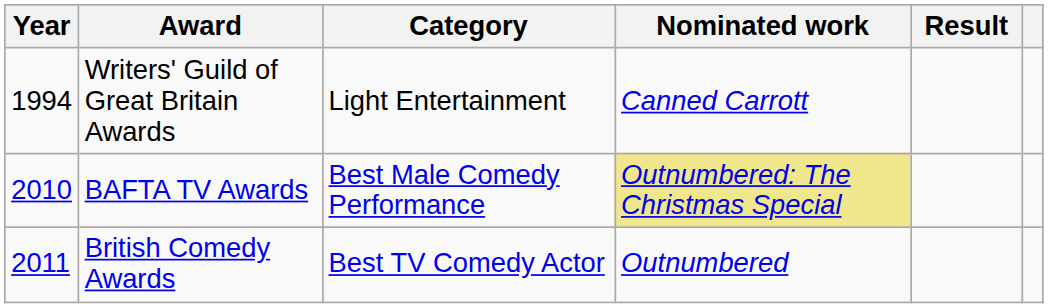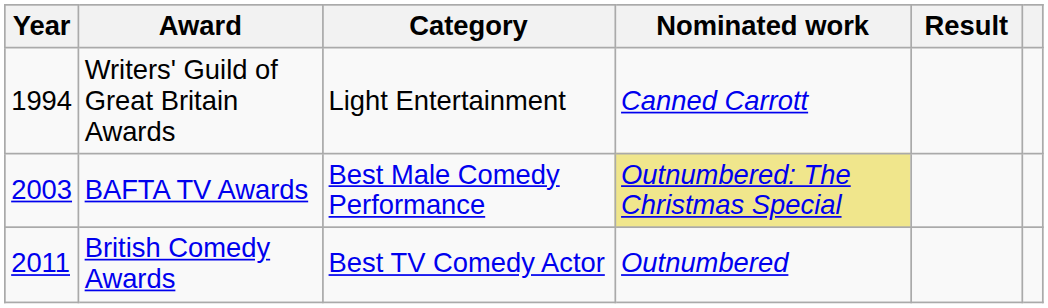(42, 189) 2010 -> (42, 189) 2003
